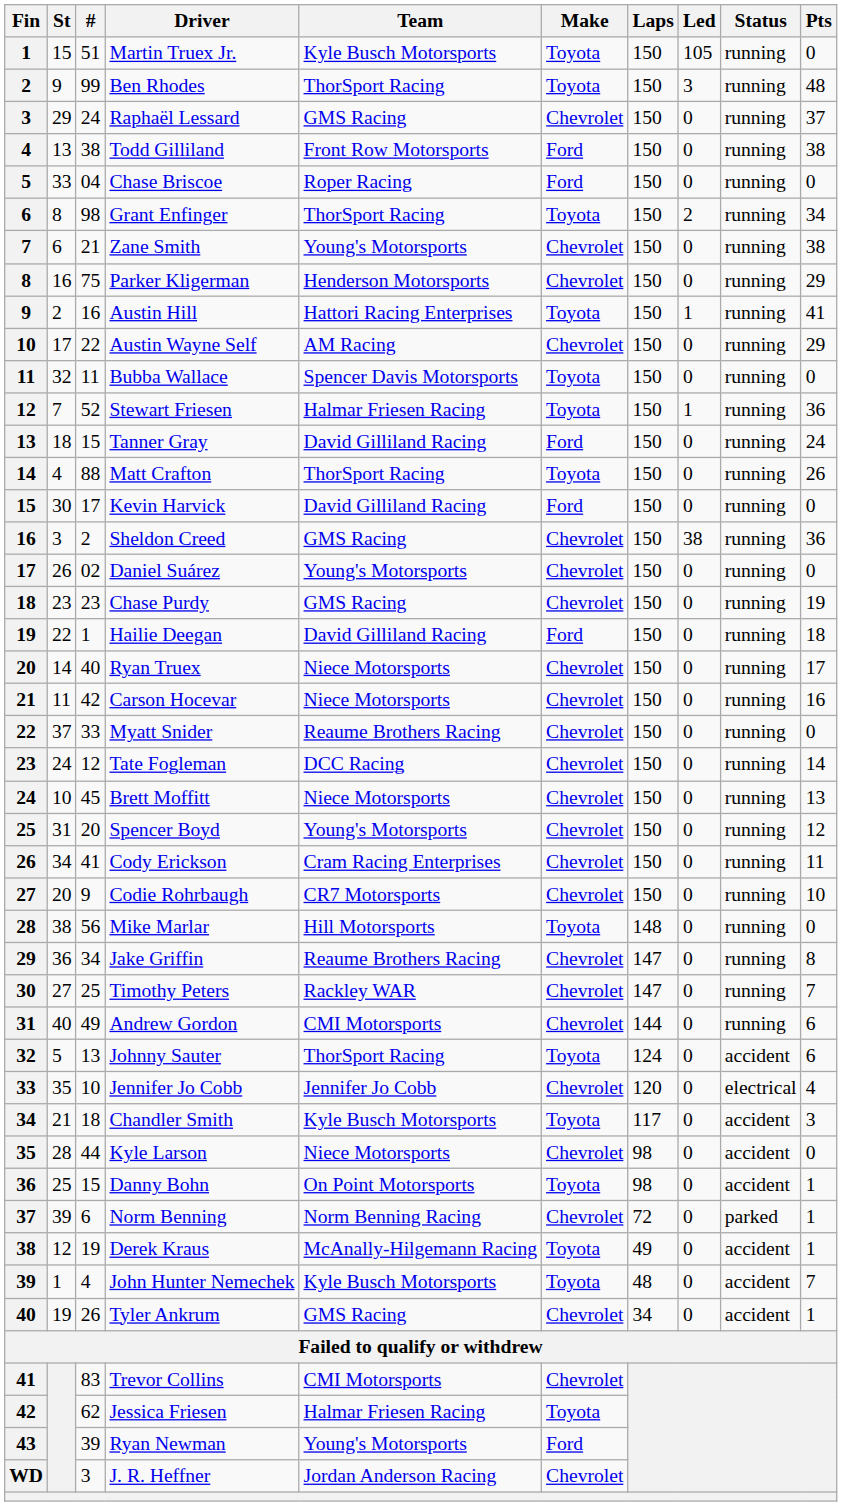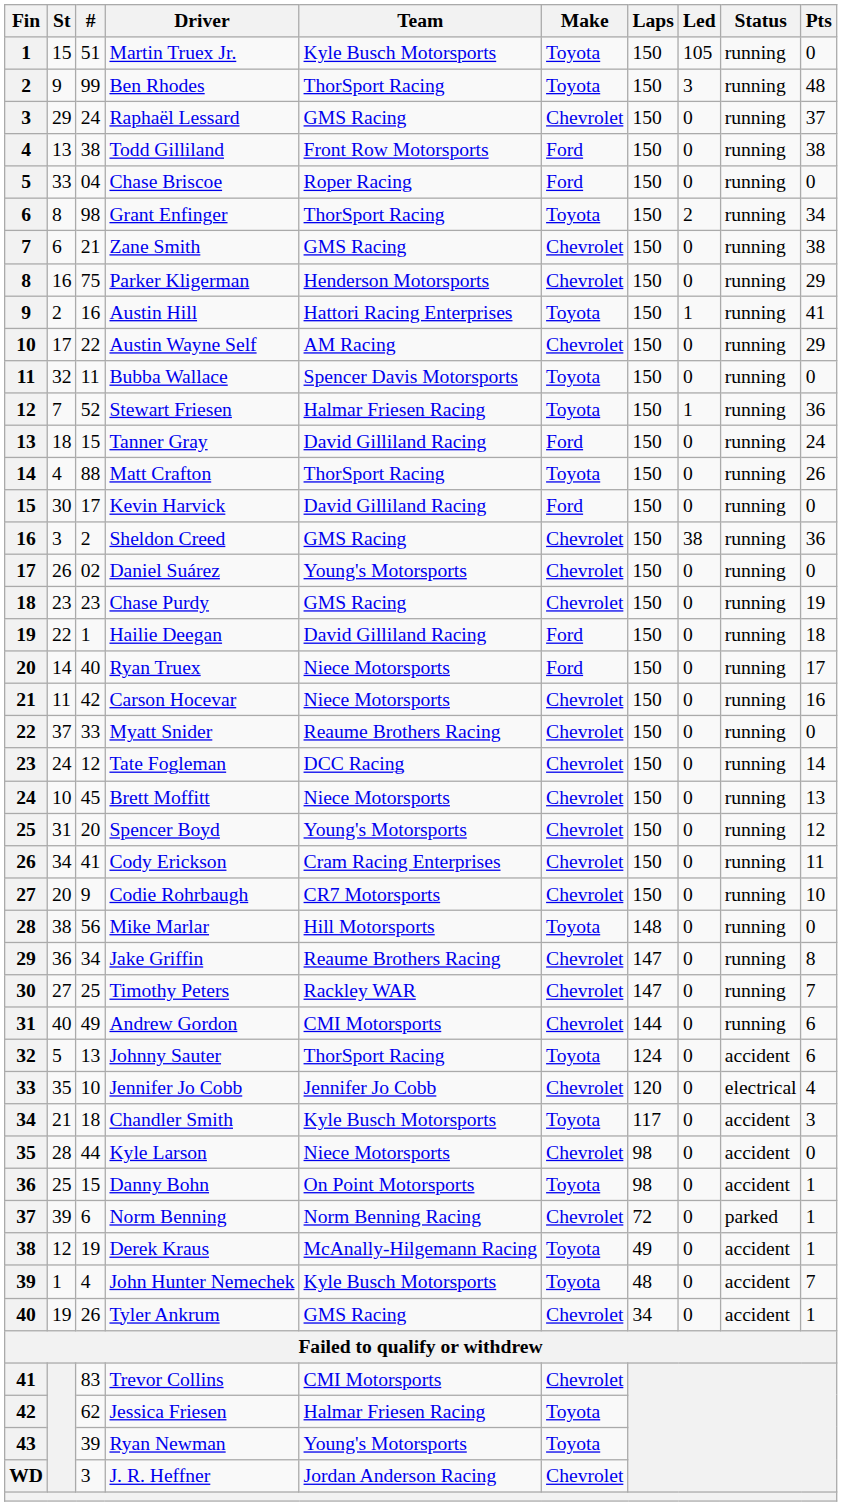(385, 247) Young's Motorsports -> (355, 247) GMS Racing
(585, 667) Chevrolet -> (565, 667) Ford
(565, 1443) Ford -> (573, 1443) Toyota
